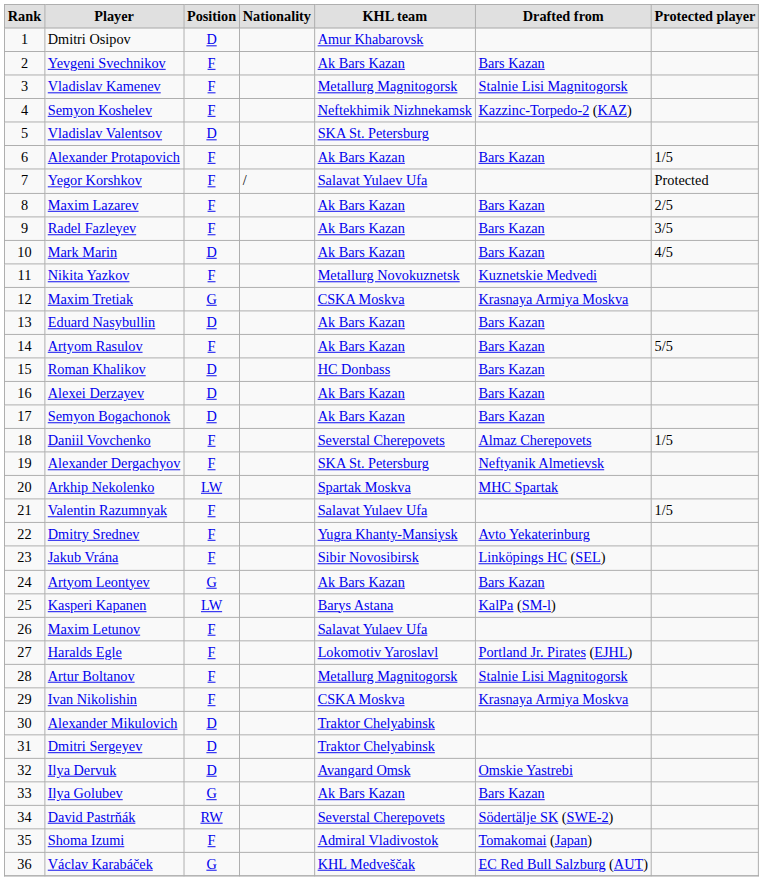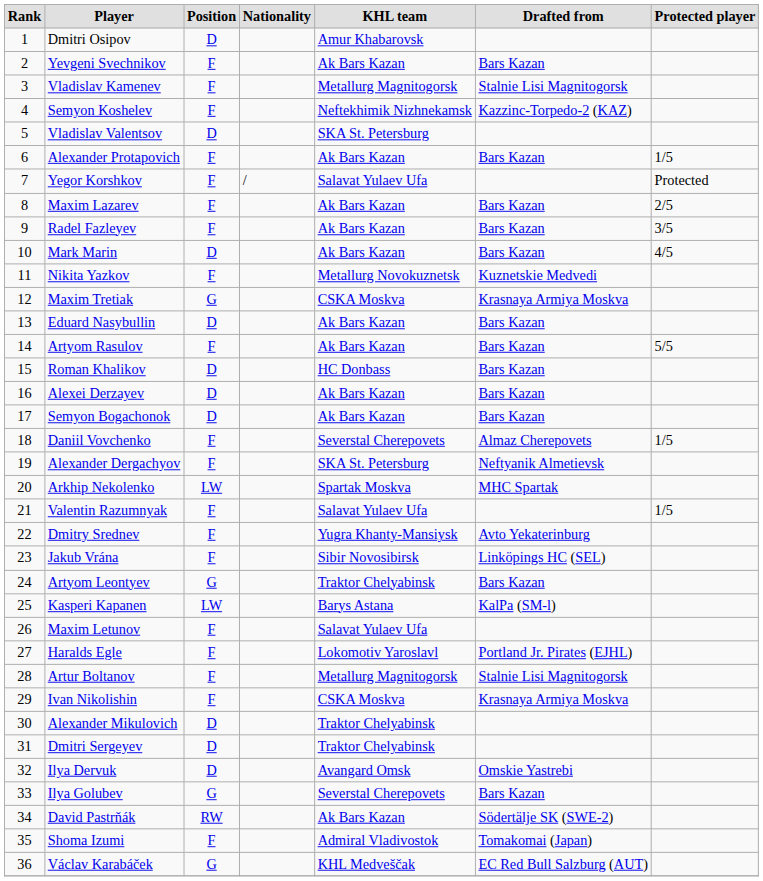(361, 581) Ak Bars Kazan -> (376, 581) Traktor Chelyabinsk
(361, 793) Ak Bars Kazan -> (381, 793) Severstal Cherepovets
(381, 817) Severstal Cherepovets -> (361, 817) Ak Bars Kazan
